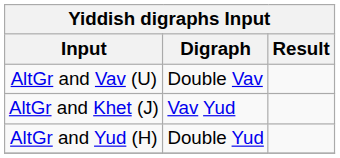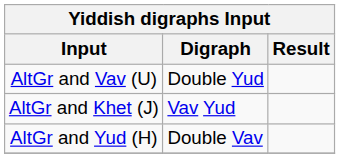(215, 78) Double Vav -> (216, 78) Double Yud
(216, 138) Double Yud -> (215, 138) Double Vav
